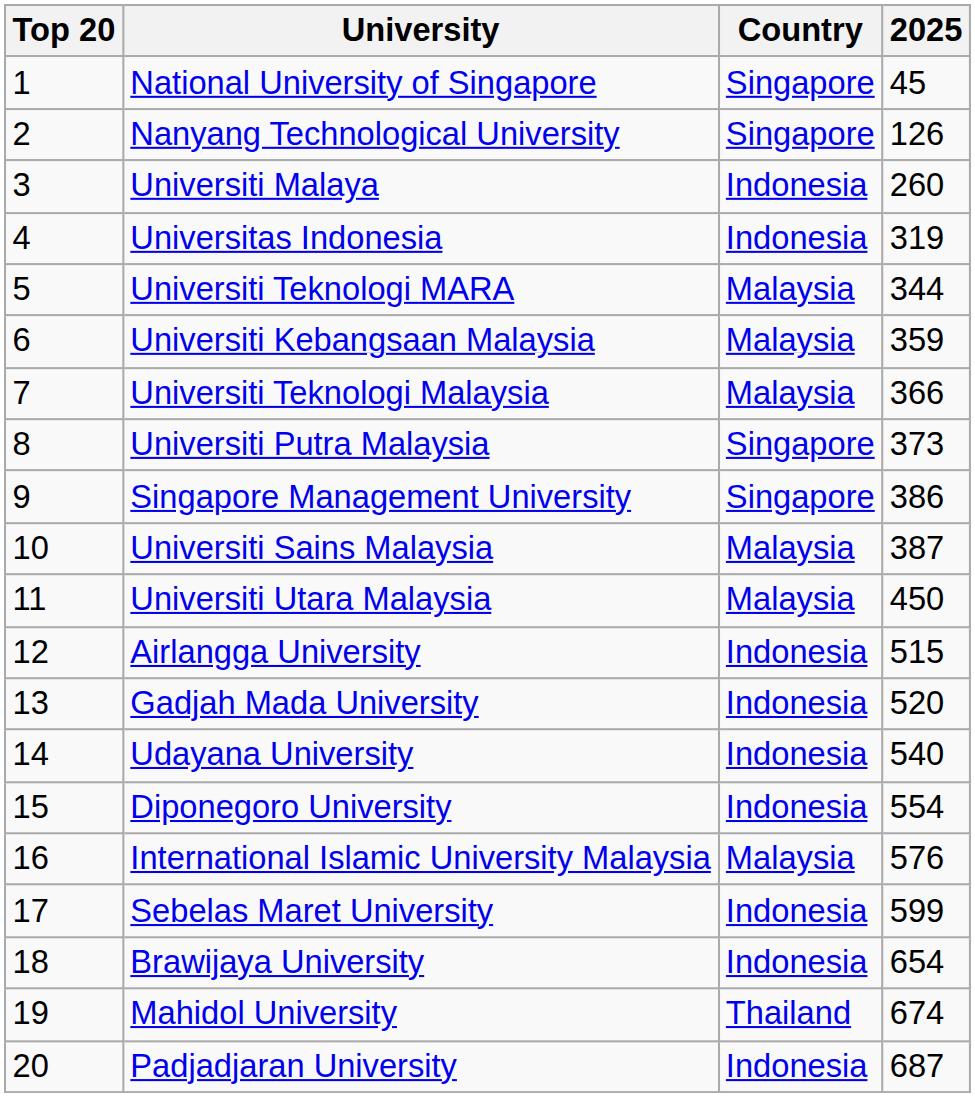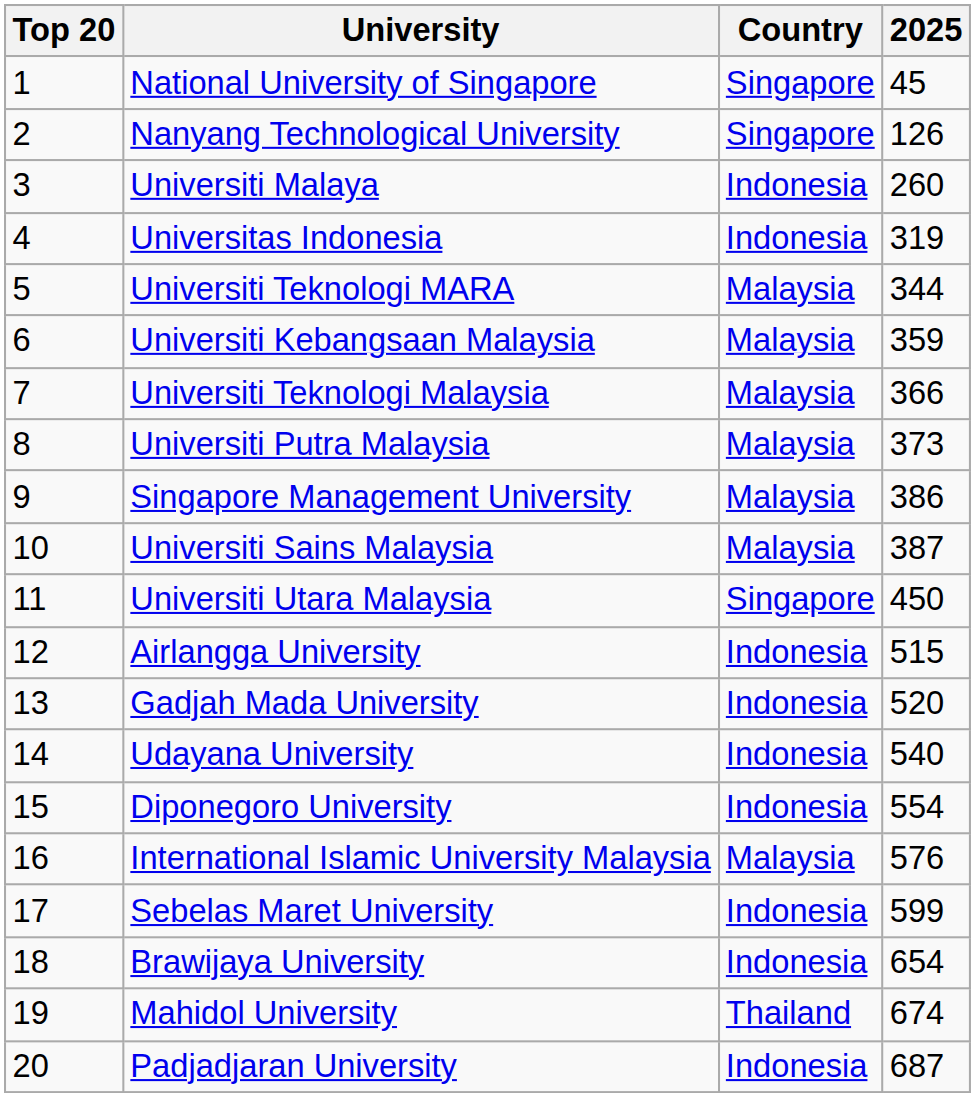(800, 444) Singapore -> (790, 444) Malaysia
(800, 496) Singapore -> (790, 496) Malaysia
(790, 599) Malaysia -> (800, 599) Singapore
